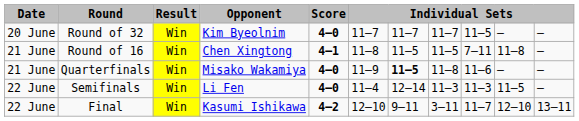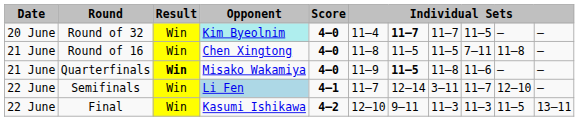(244, 32) no background -> (244, 32) paleturquoise background
(365, 32) 11–7 -> (365, 32) 11–4
(405, 32) normal -> (405, 32) bold
(329, 51) 4–1 -> (329, 51) 4–0
(176, 70) normal -> (176, 70) bold
(223, 88) no background -> (223, 88) lightblue background
(329, 88) 4–0 -> (329, 88) 4–1
(365, 88) 11–4 -> (365, 88) 11–7
(445, 88) 11–3 -> (445, 88) 3–11
(478, 88) 11–3 -> (478, 88) 11–7
(511, 88) 11–5 -> (514, 88) 12–10
(445, 107) 3–11 -> (445, 107) 11–3
(478, 107) 11–7 -> (478, 107) 11–3
(514, 107) 12–10 -> (511, 107) 11–5
